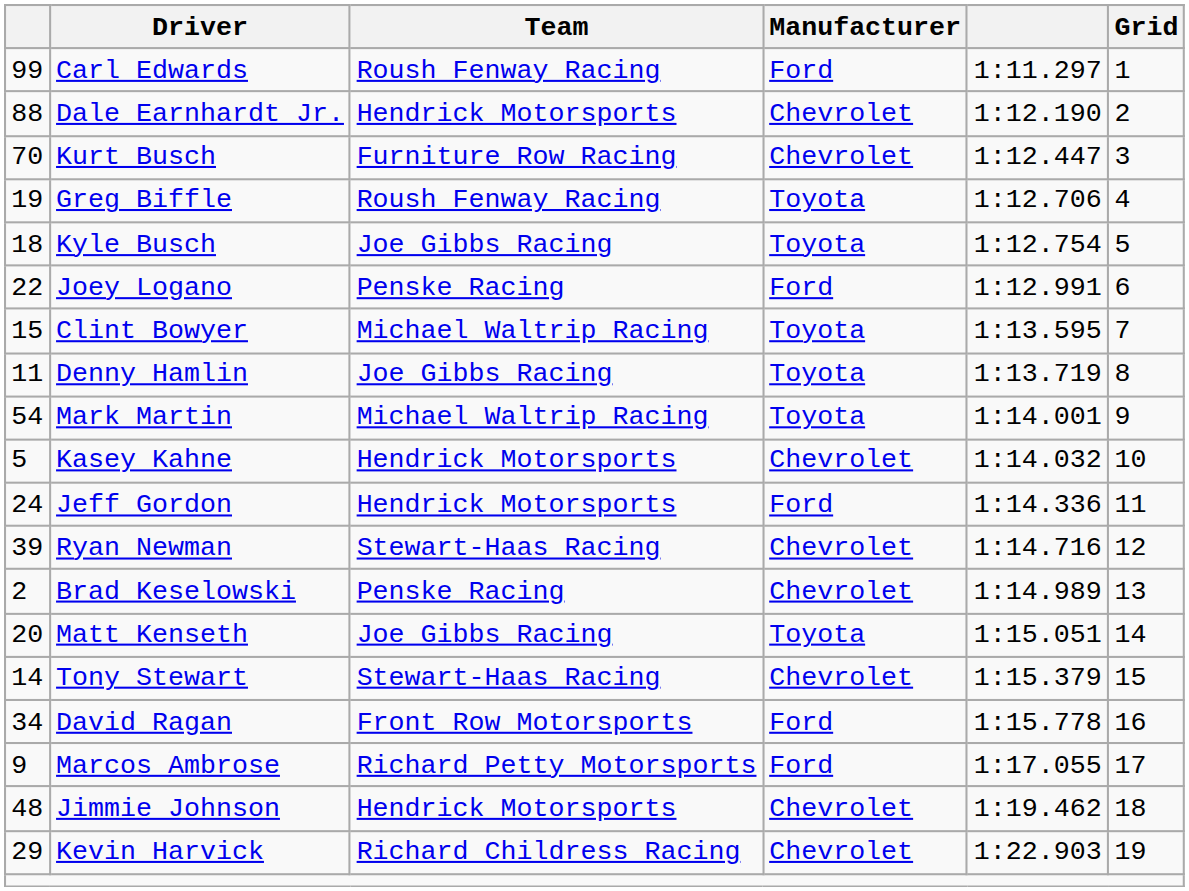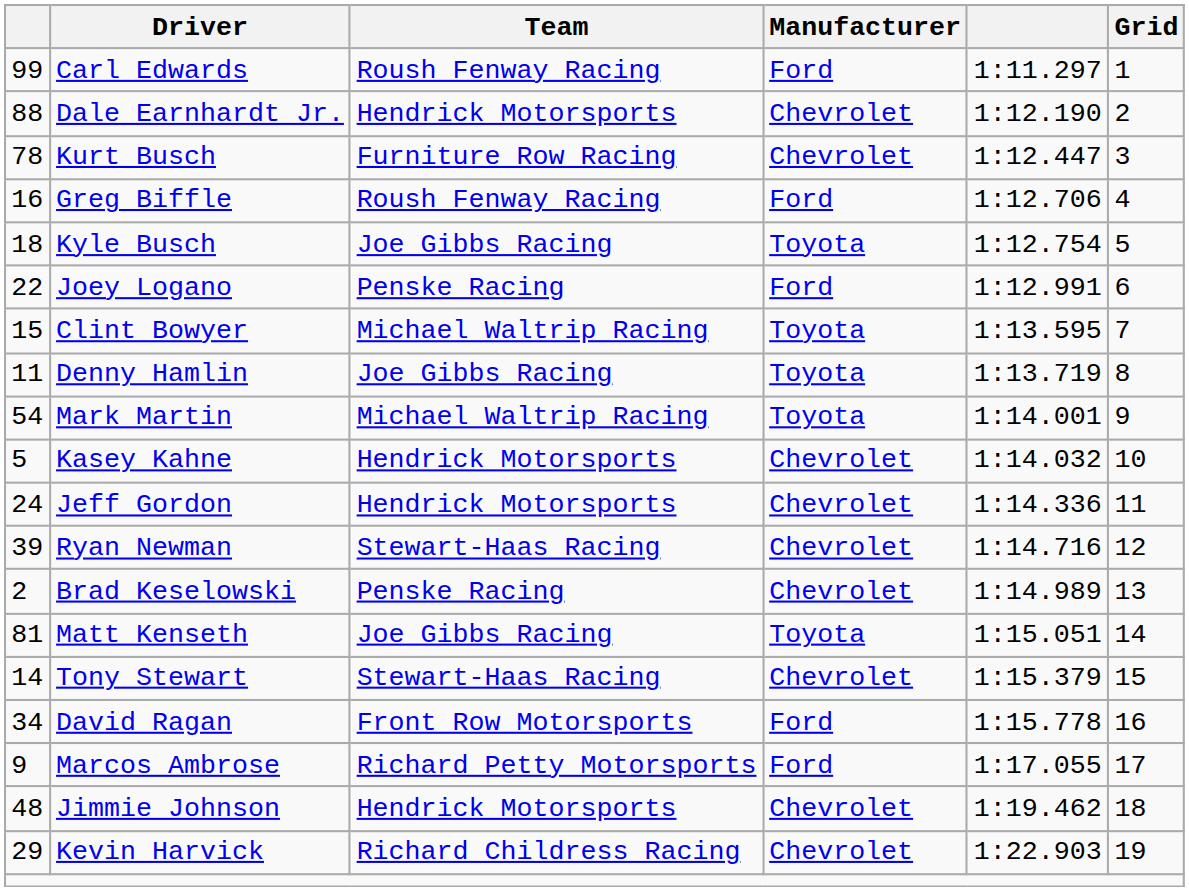(27, 157) 70 -> (27, 157) 78
(27, 200) 19 -> (27, 200) 16
(817, 200) Toyota -> (801, 200) Ford
(801, 505) Ford -> (841, 505) Chevrolet
(27, 635) 20 -> (27, 635) 81
